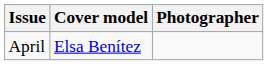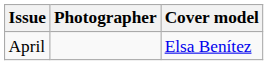columns swapped: (101, 18) <-> (208, 18)
